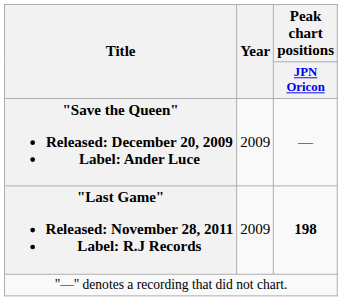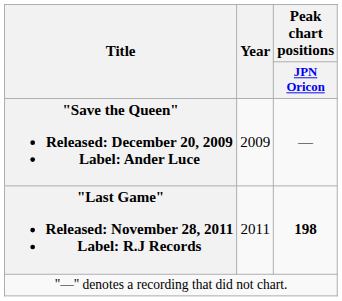(255, 229) 2009 -> (255, 229) 2011
